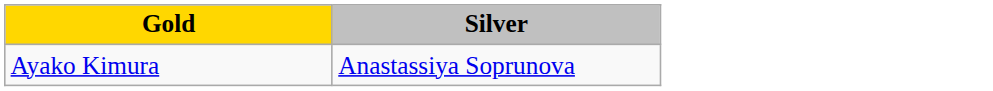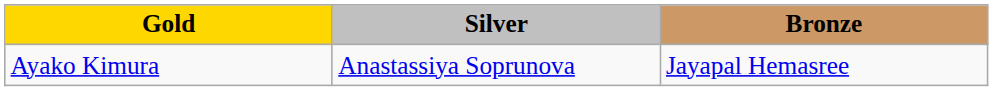+ column: (824, 24)
